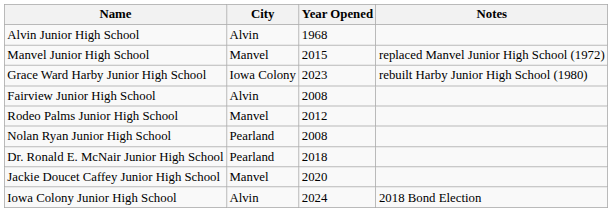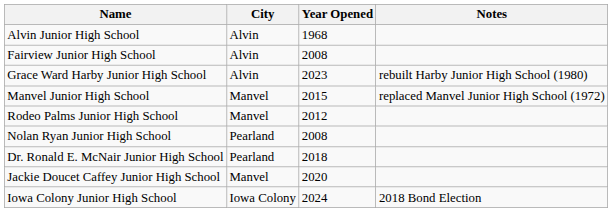rows swapped: (81, 95) <-> (78, 55)
(263, 75) Iowa Colony -> (244, 75) Alvin
(244, 197) Alvin -> (263, 197) Iowa Colony
